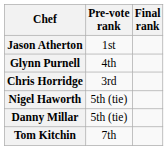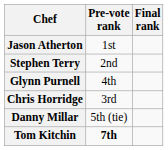+ row: (45, 63)
- row: (45, 99)
(109, 136) normal -> (109, 136) bold
